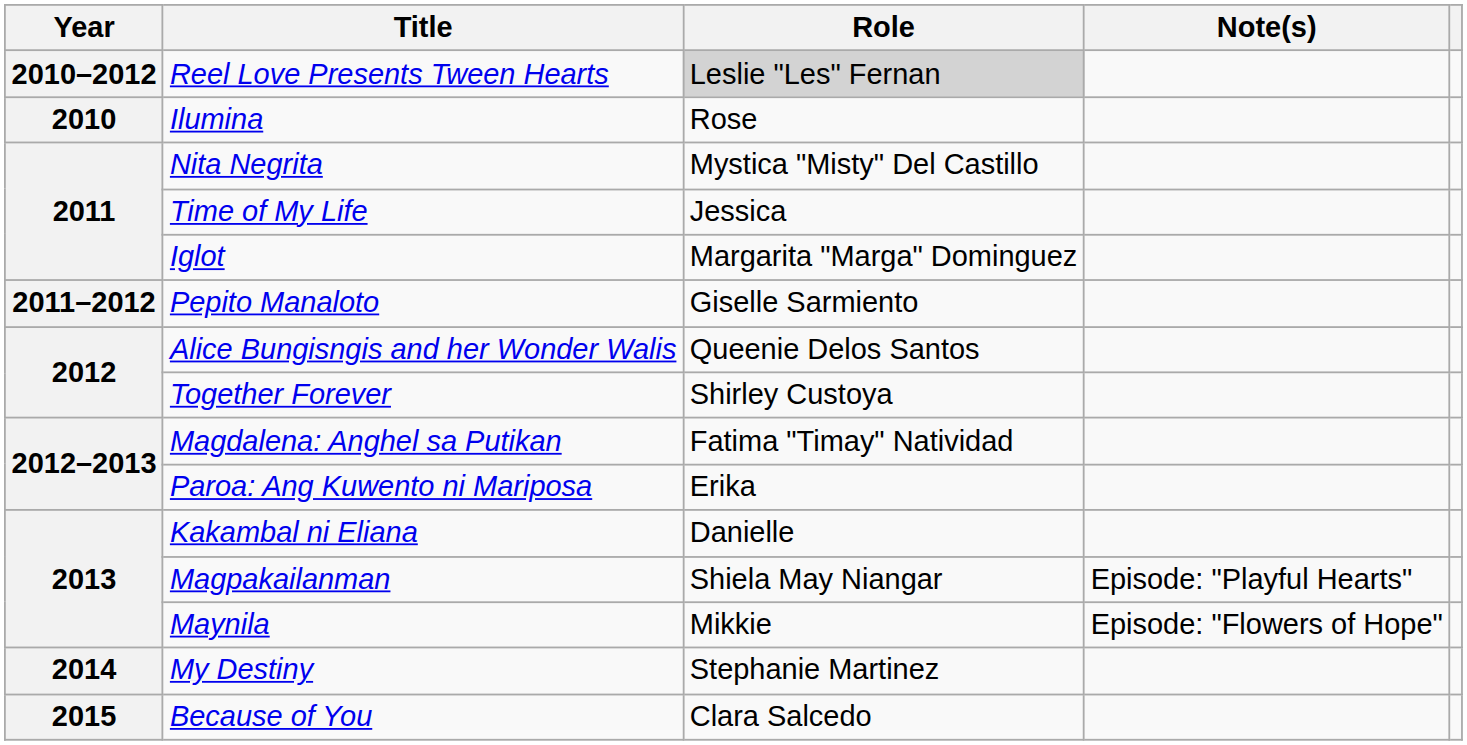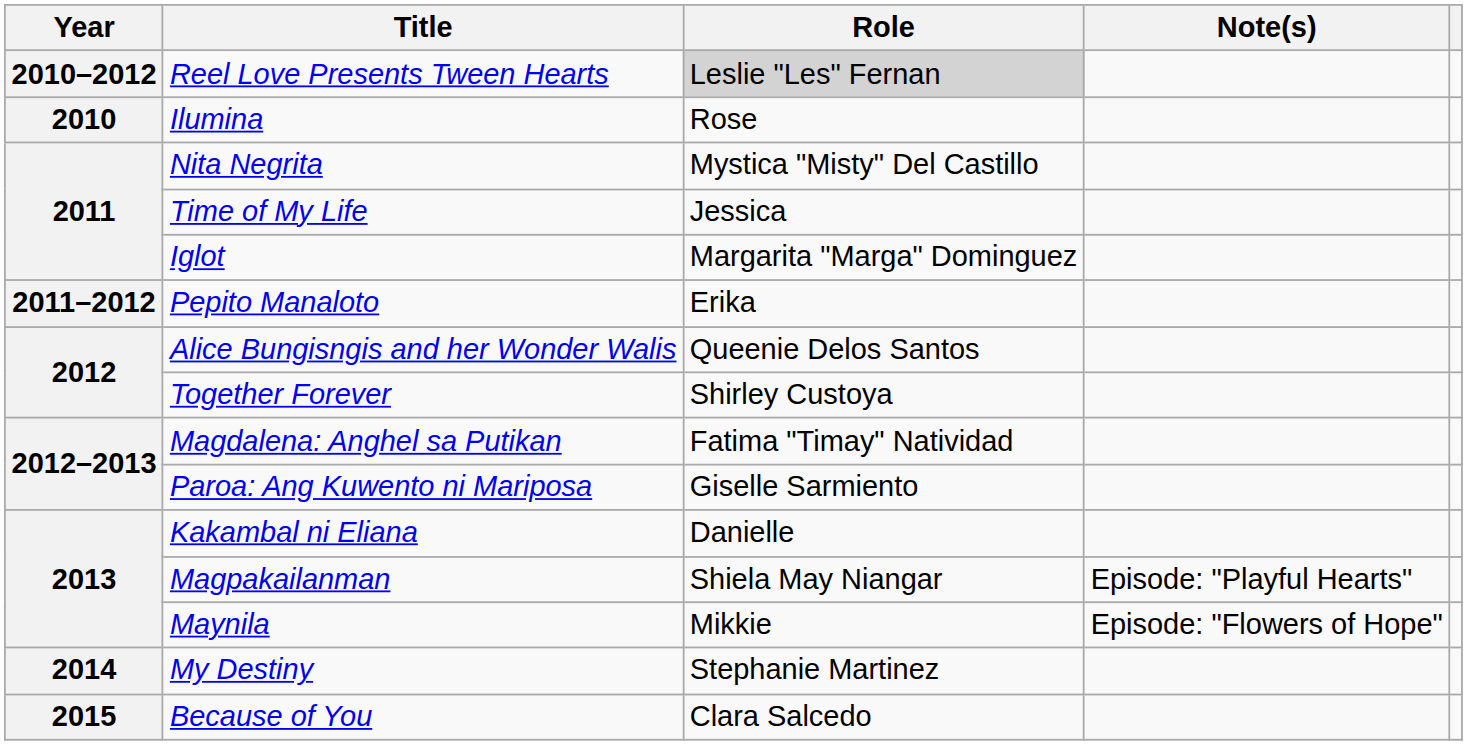(804, 303) Giselle Sarmiento -> (723, 303) Erika
(723, 486) Erika -> (804, 486) Giselle Sarmiento
